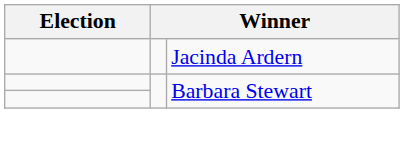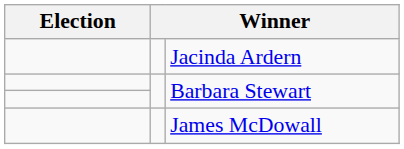+ row: (78, 125)
